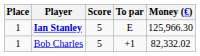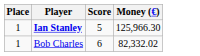- column: (130, 12)
(99, 43) 5 -> (99, 43) 6
